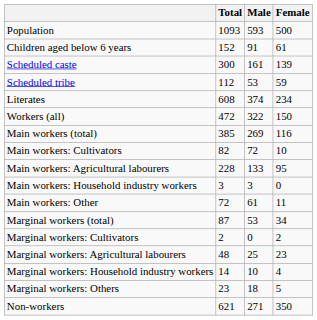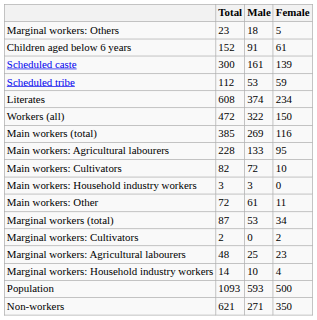rows swapped: (30, 30) <-> (63, 289)
rows swapped: (64, 151) <-> (88, 168)
